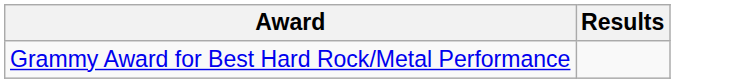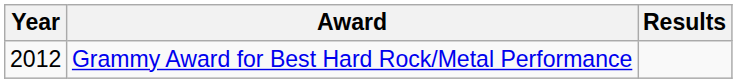+ column: (36, 22)
